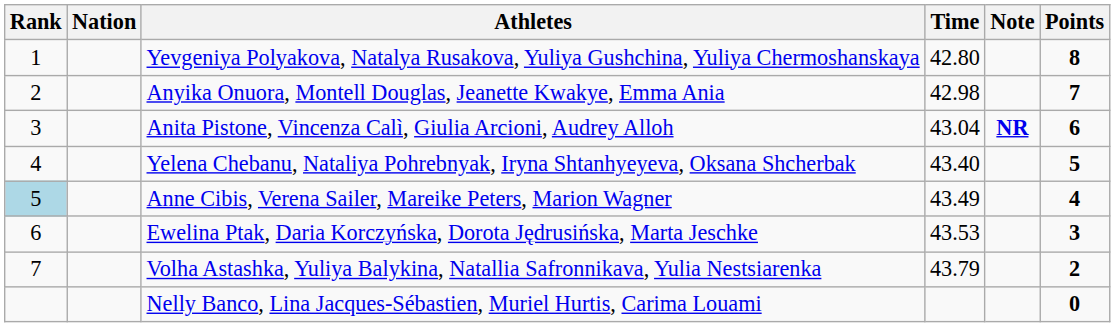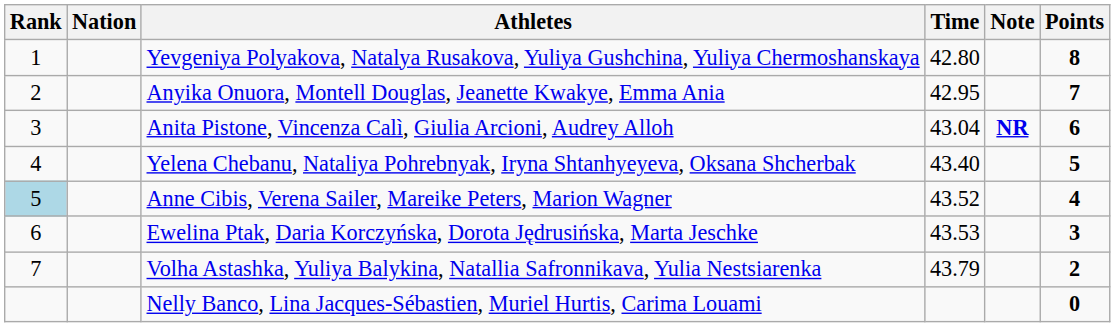(955, 92) 42.98 -> (955, 92) 42.95
(955, 198) 43.49 -> (955, 198) 43.52
